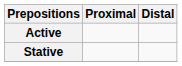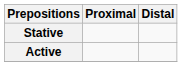rows swapped: (43, 52) <-> (43, 33)
